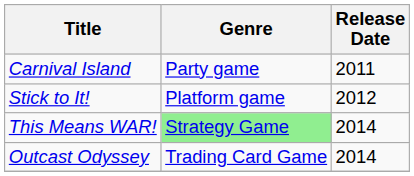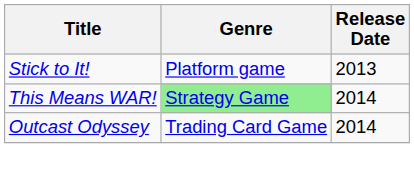- row: (70, 68)
(356, 98) 2012 -> (356, 68) 2013
